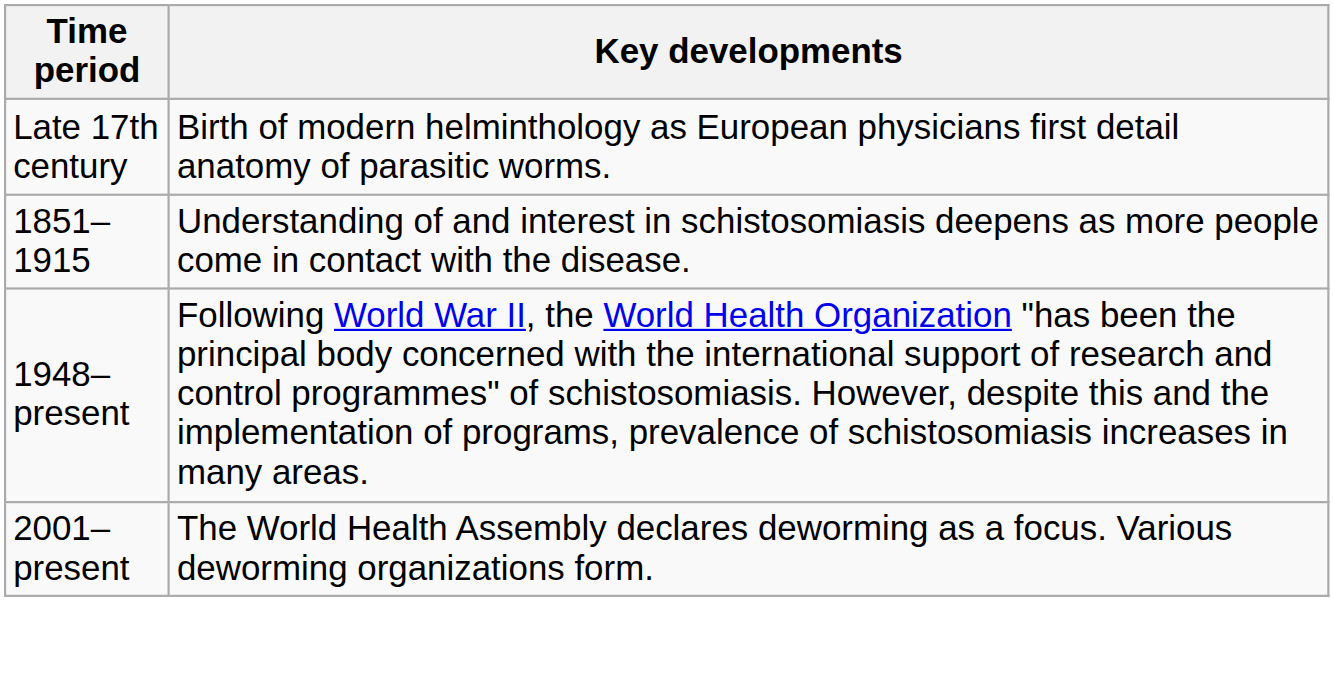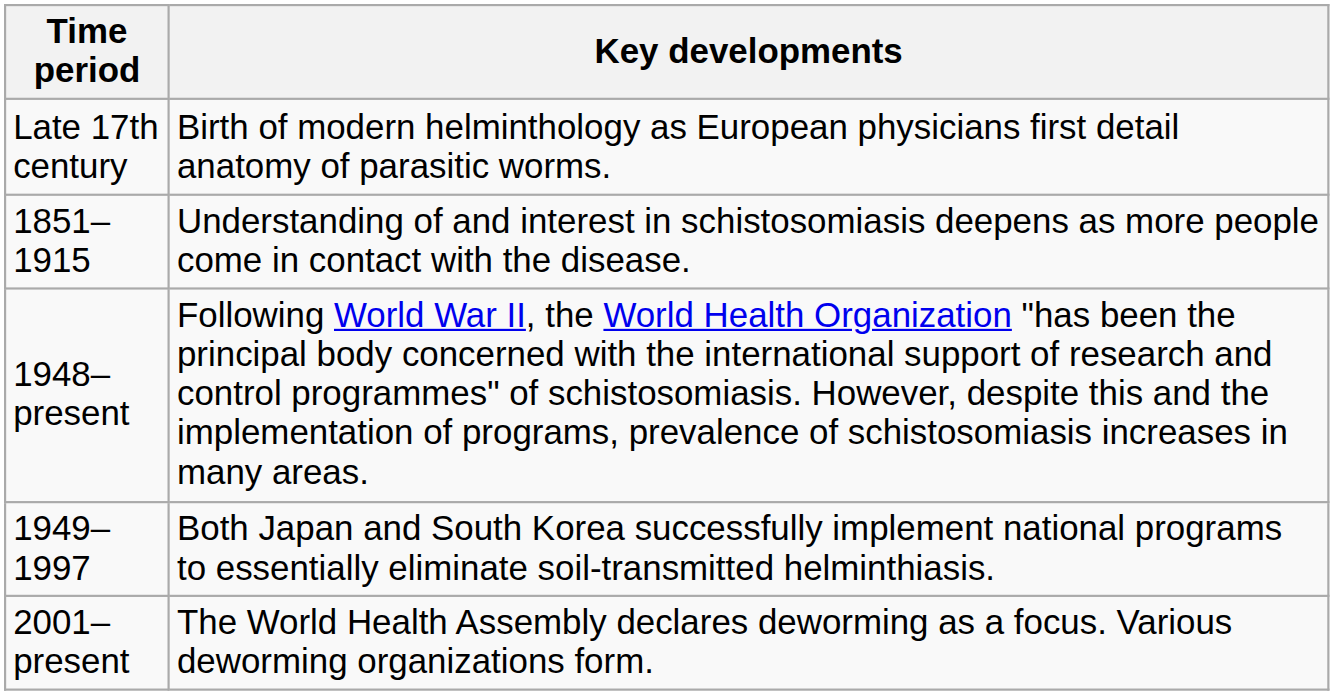+ row: (62, 547)
